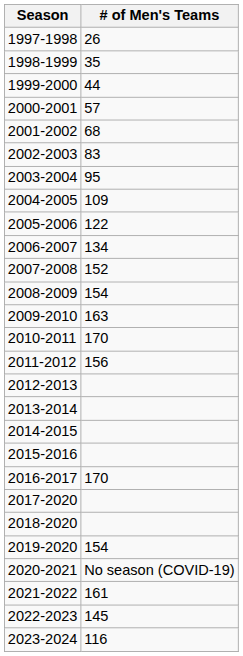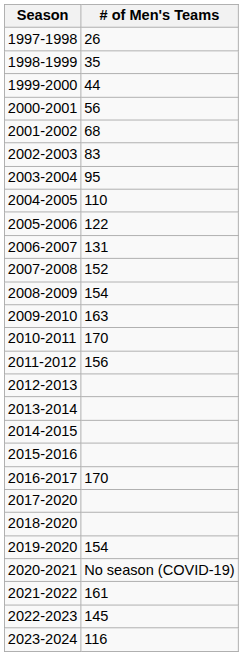(92, 108) 57 -> (92, 108) 56
(96, 200) 109 -> (96, 200) 110
(96, 246) 134 -> (96, 246) 131
